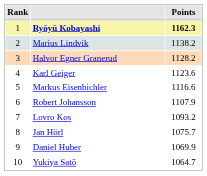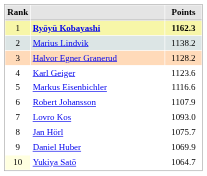(183, 117) 1093.2 -> (183, 117) 1093.0
(18, 162) no background -> (18, 162) lightyellow background
